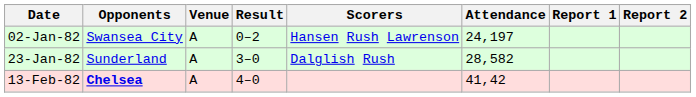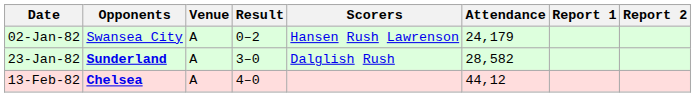(490, 37) 24,197 -> (490, 37) 24,179
(127, 59) normal -> (127, 59) bold
(486, 81) 41,42 -> (486, 81) 44,12
